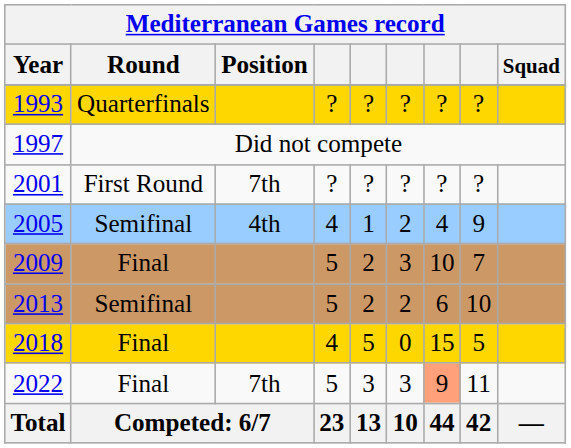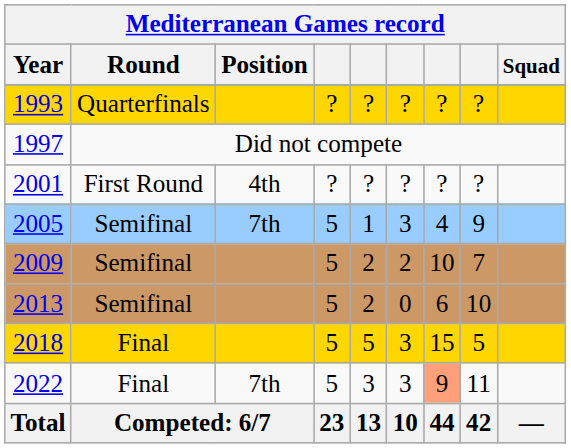(264, 183) 7th -> (264, 183) 4th
(264, 223) 4th -> (264, 223) 7th
(332, 223) 4 -> (332, 223) 5
(405, 223) 2 -> (405, 223) 3
(143, 263) Final -> (143, 263) Semifinal
(405, 263) 3 -> (405, 263) 2
(405, 303) 2 -> (405, 303) 0
(332, 343) 4 -> (332, 343) 5
(405, 343) 0 -> (405, 343) 3
